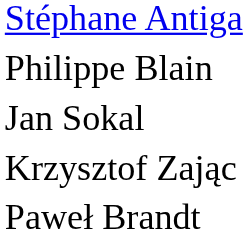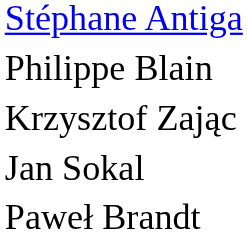rows swapped: (75, 117) <-> (121, 167)
